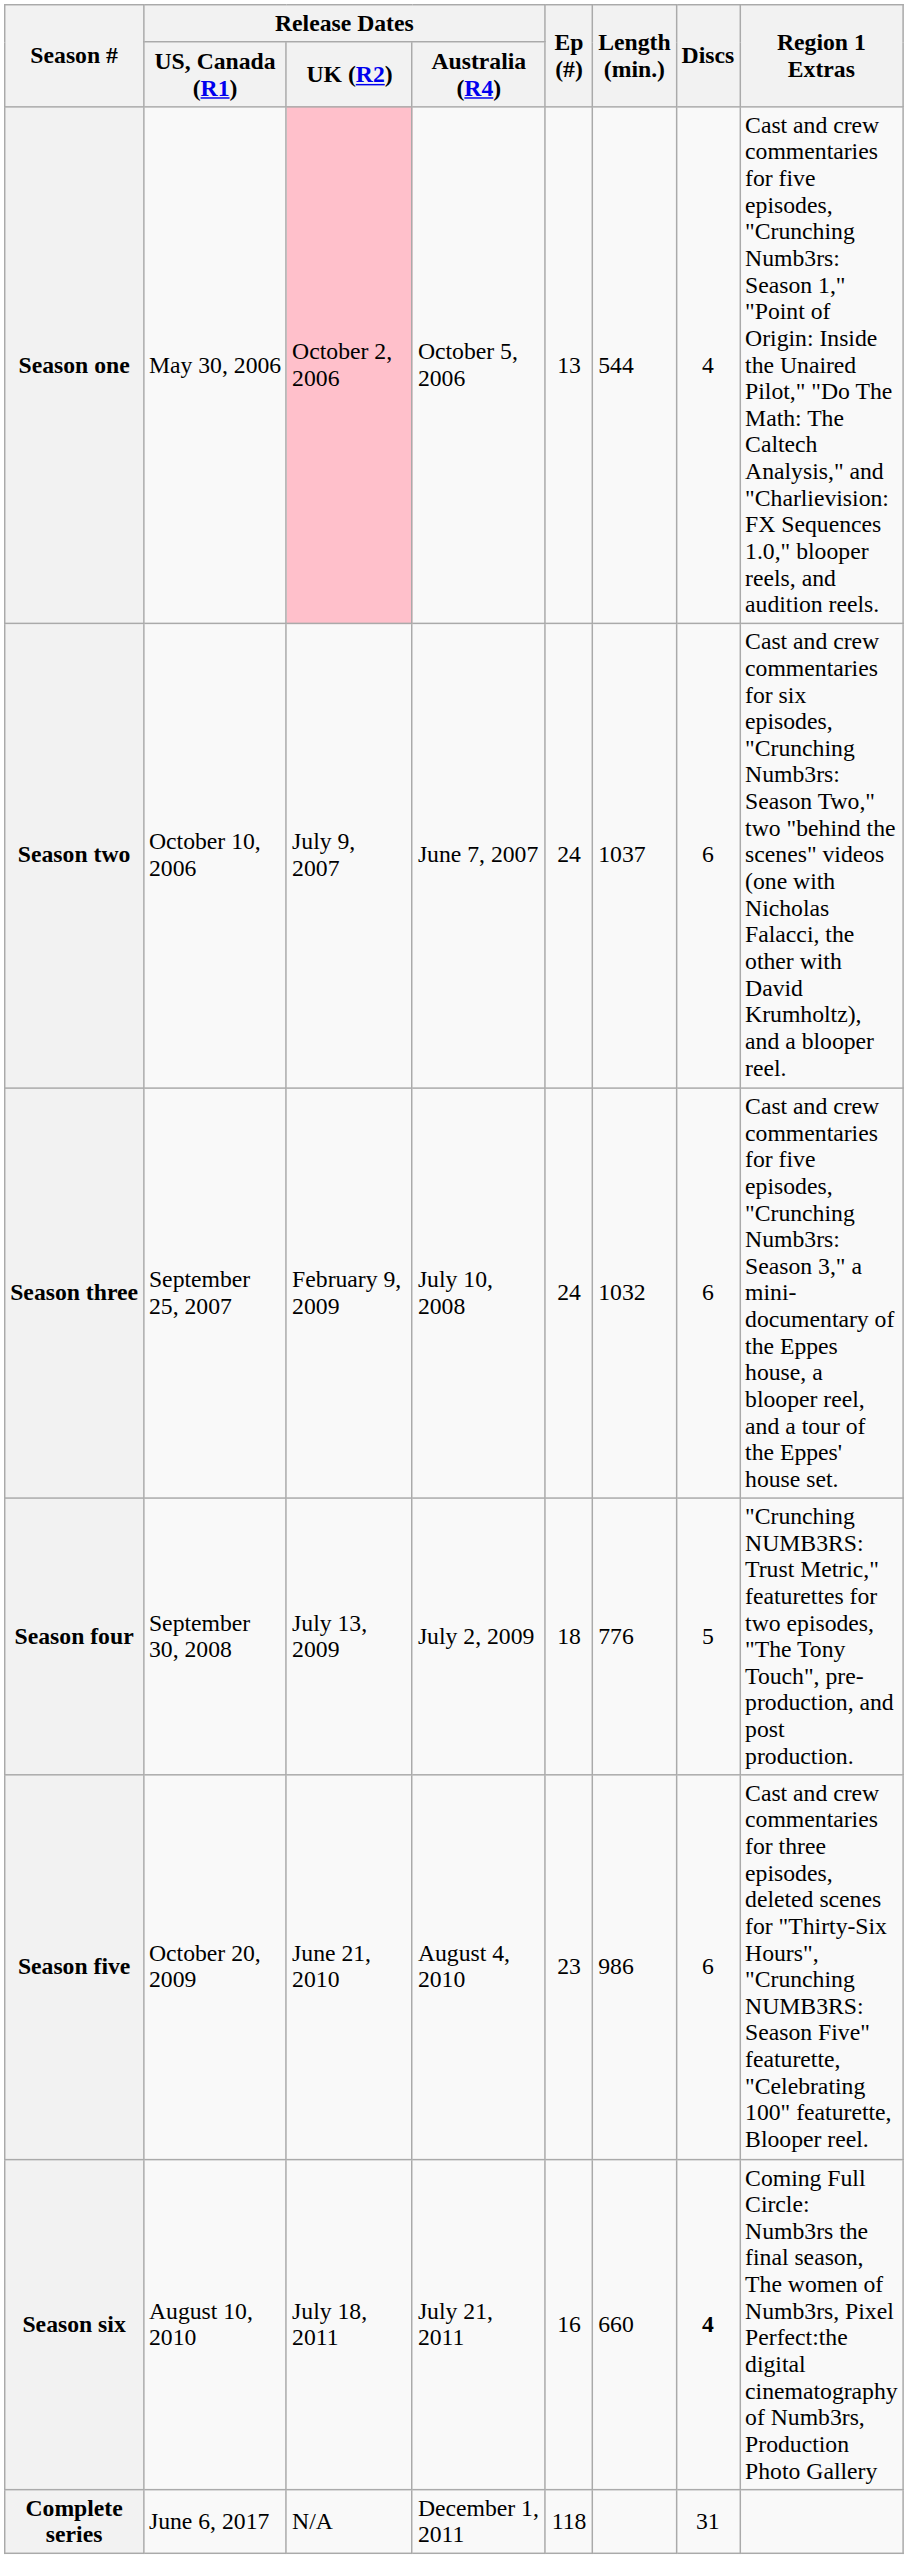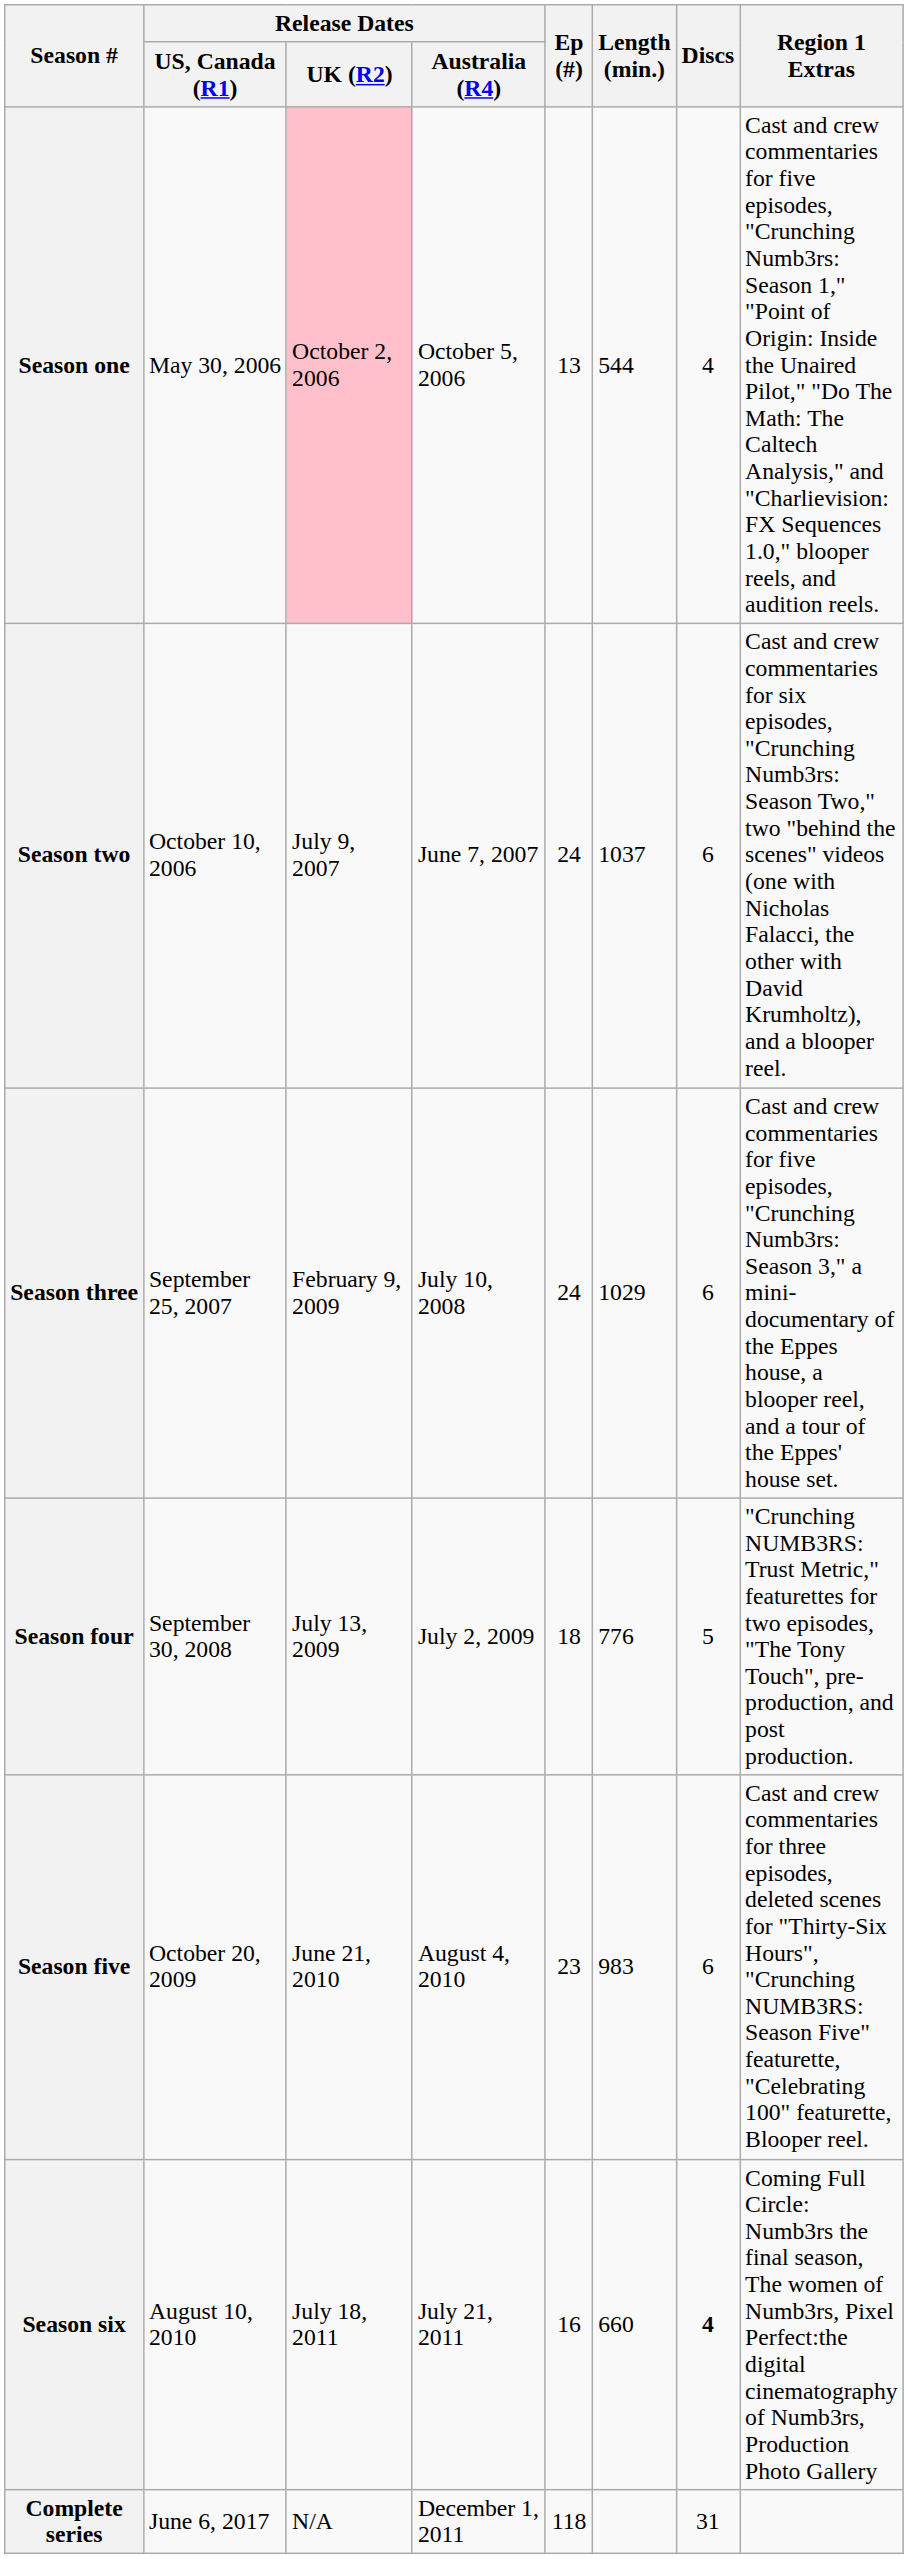(622, 1292) 1032 -> (622, 1292) 1029
(616, 1966) 986 -> (616, 1966) 983
